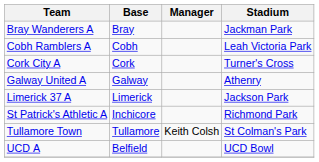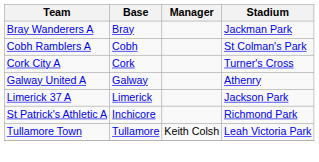(268, 47) Leah Victoria Park -> (265, 47) St Colman's Park
(265, 132) St Colman's Park -> (268, 132) Leah Victoria Park
- row: (23, 149)
